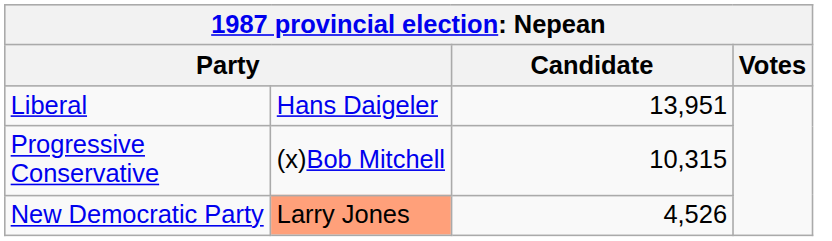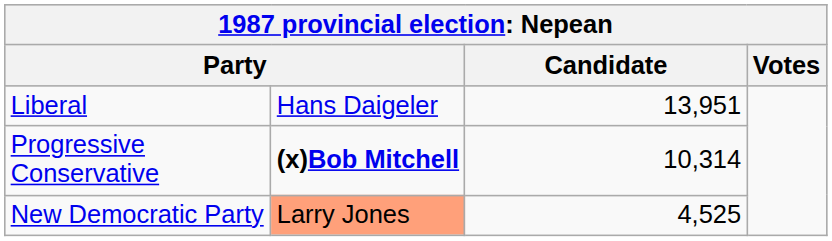(361, 160) normal -> (368, 160) bold
(688, 160) 10,315 -> (702, 160) 10,314
(695, 214) 4,526 -> (709, 214) 4,525
